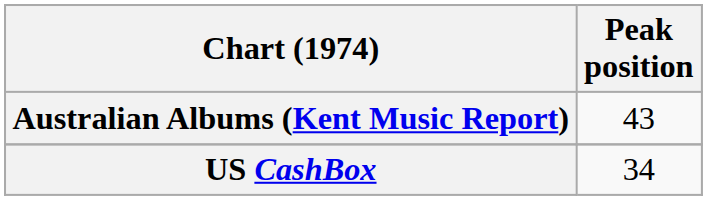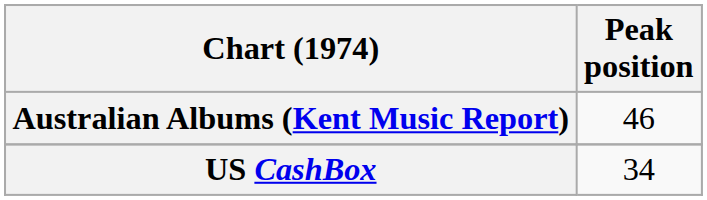(639, 117) 43 -> (639, 117) 46
